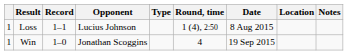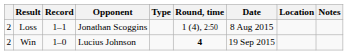(9, 27) 1 -> (9, 27) 2
(107, 27) Lucius Johnson -> (113, 27) Jonathan Scoggins
(9, 42) 1 -> (9, 42) 2
(113, 42) Jonathan Scoggins -> (107, 42) Lucius Johnson
(200, 42) normal -> (200, 42) bold
